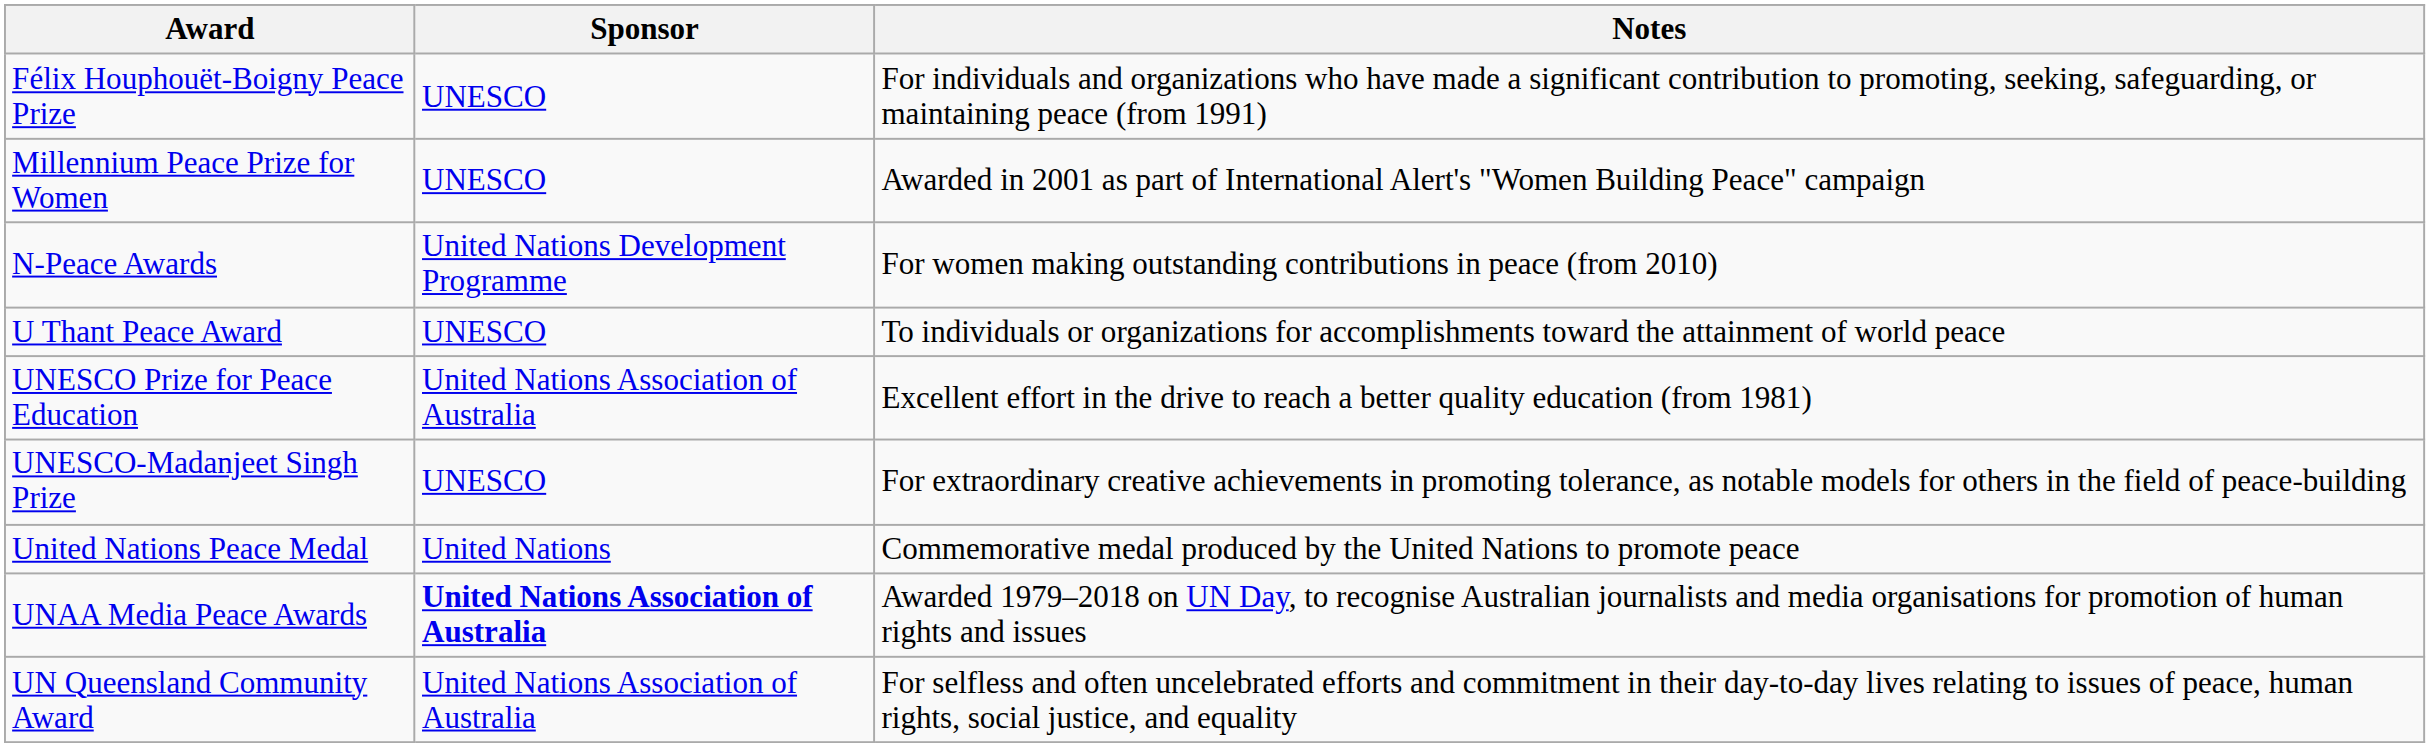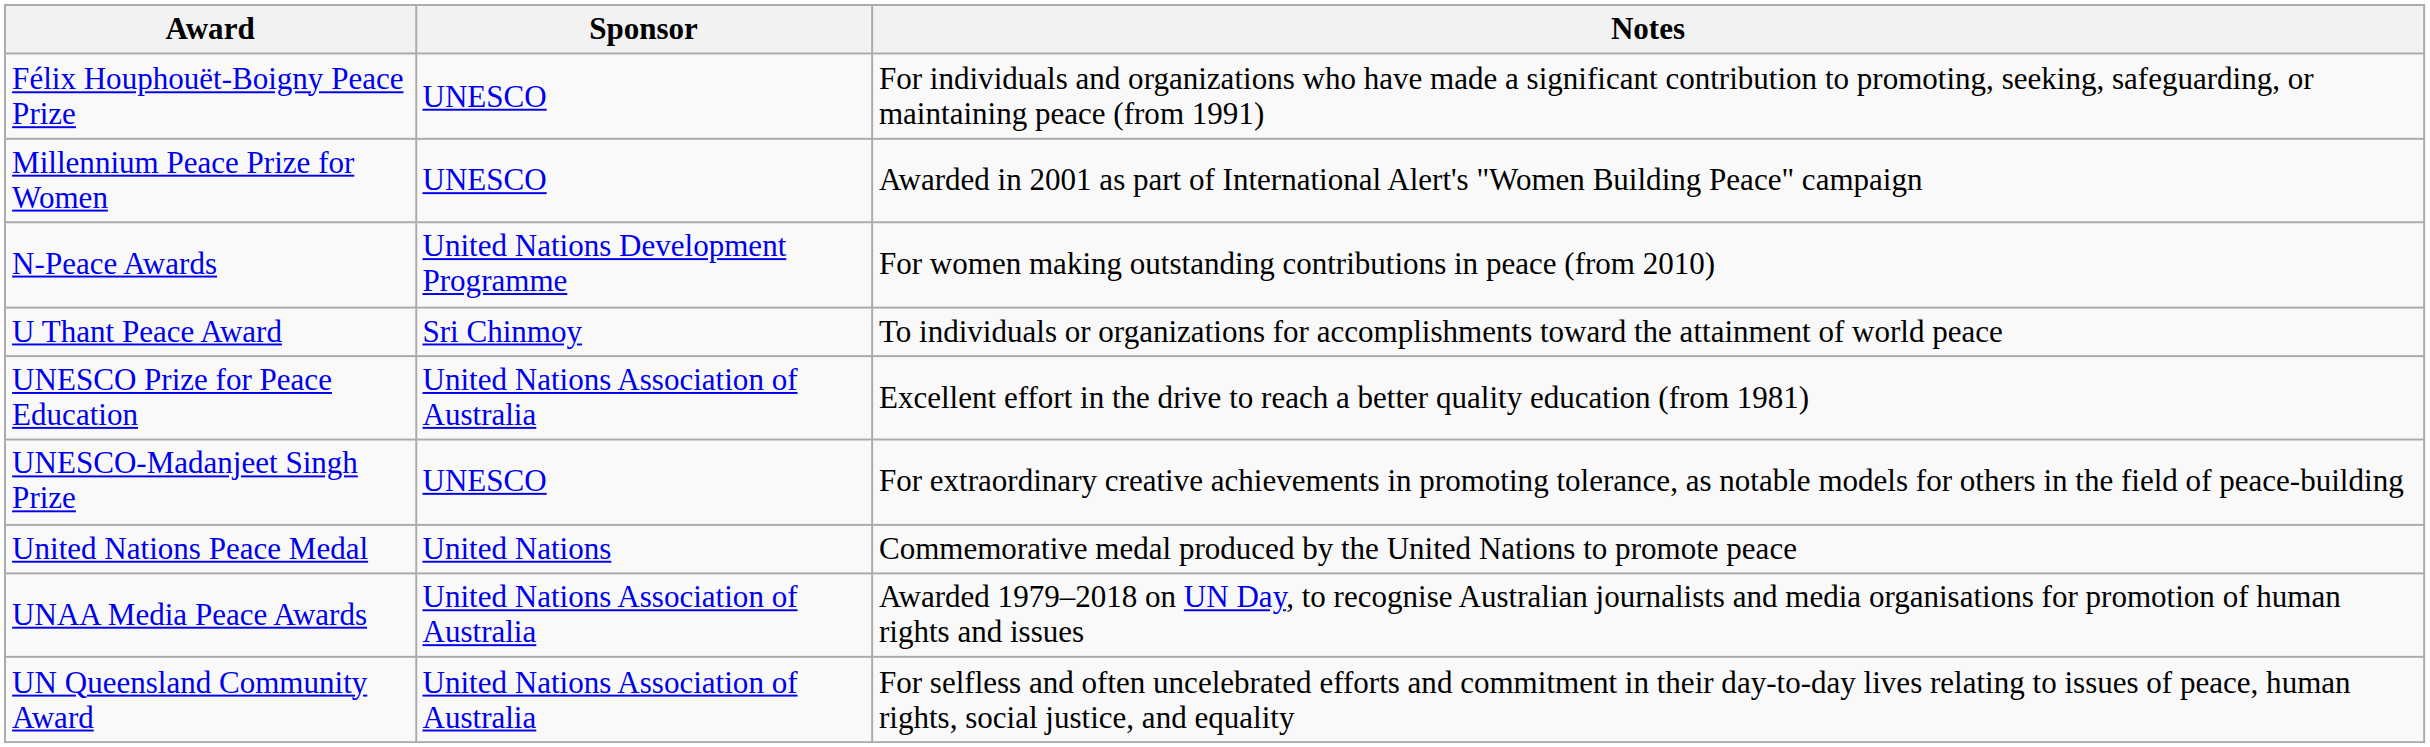(484, 330) UNESCO -> (502, 330) Sri Chinmoy
(617, 614) bold -> (610, 614) normal
